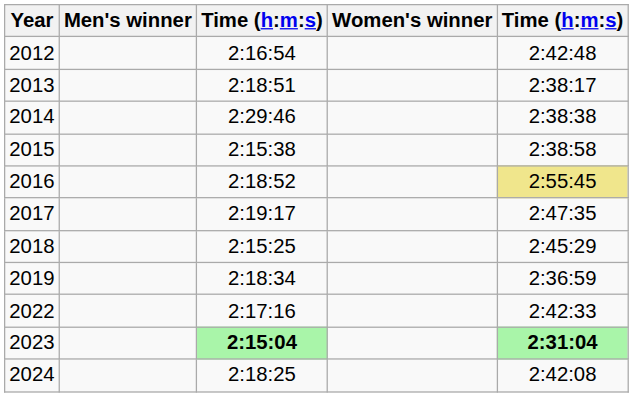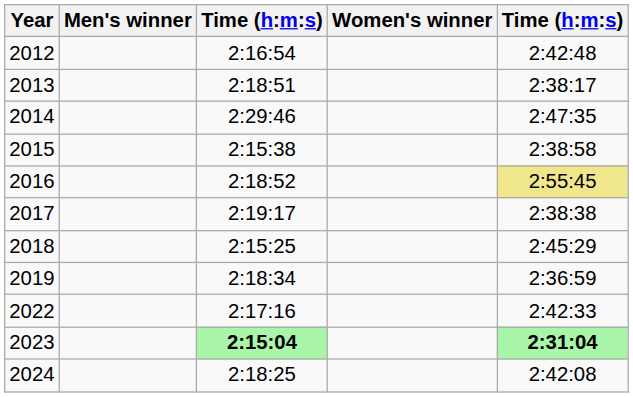(563, 117) 2:38:38 -> (563, 117) 2:47:35
(563, 213) 2:47:35 -> (563, 213) 2:38:38
